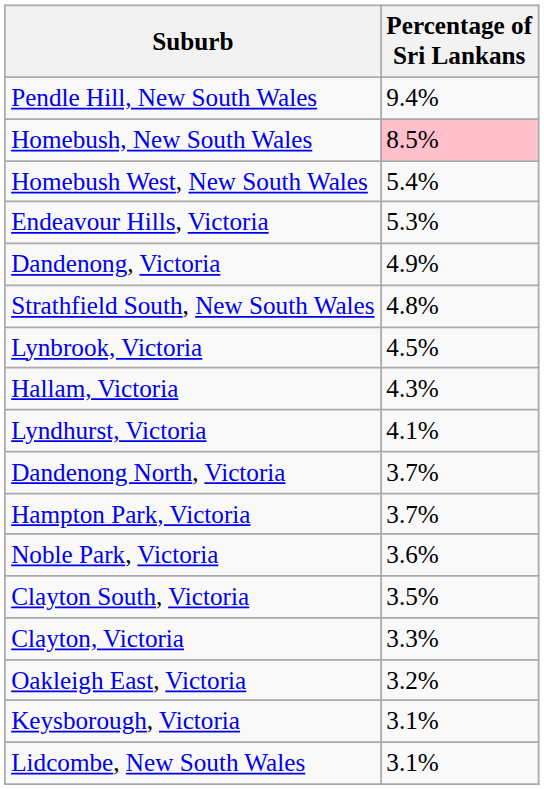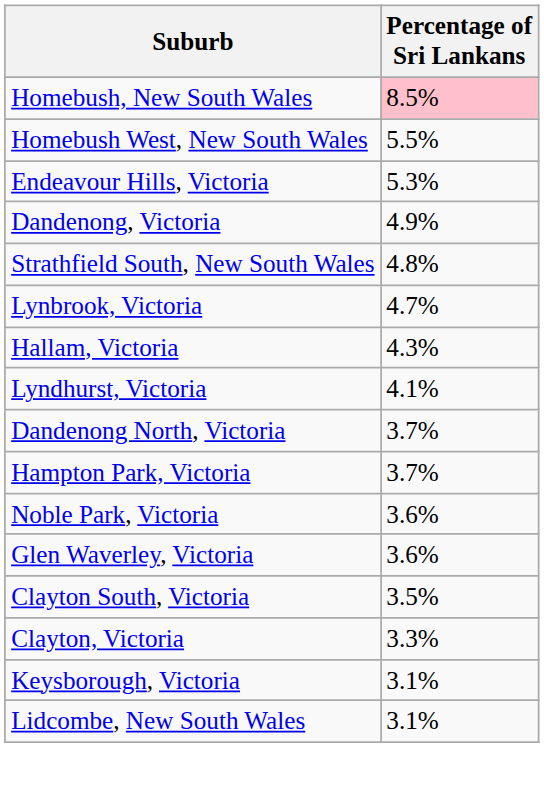- row: (164, 97)
(413, 180) 5.4% -> (413, 139) 5.5%
(413, 347) 4.5% -> (413, 305) 4.7%
+ row: (132, 554)
- row: (129, 679)
